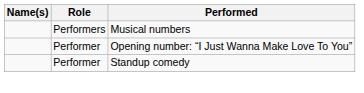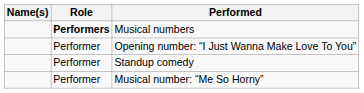(79, 29) normal -> (81, 29) bold
+ row: (189, 79)
